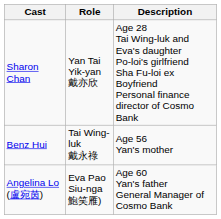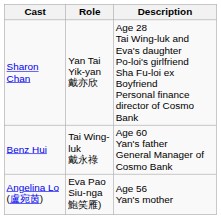(144, 145) Age 56 Yan's mother -> (160, 149) Age 60 Yan's father General Manager of Cosmo Bank
(160, 189) Age 60 Yan's father General Manager of Cosmo Bank -> (144, 194) Age 56 Yan's mother
